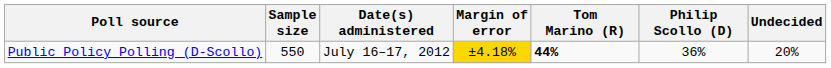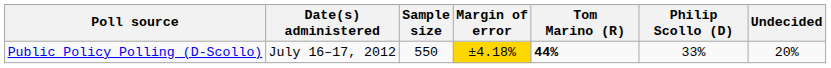columns swapped: (386, 23) <-> (292, 23)
(694, 52) 36% -> (694, 52) 33%
